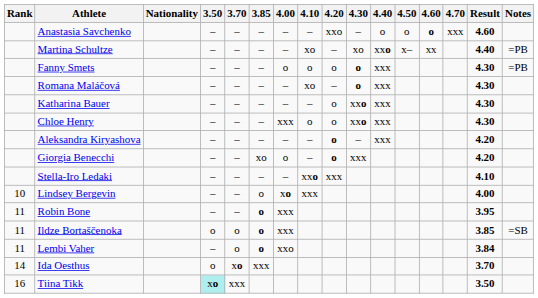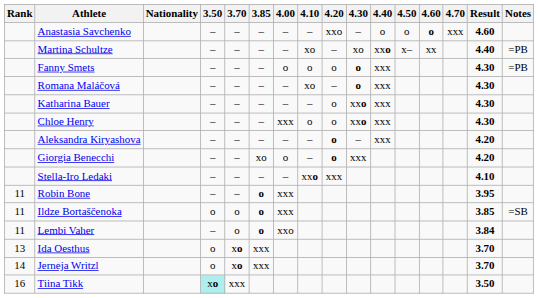- row: (77, 194)
(20, 266) 14 -> (20, 248) 13
+ row: (68, 266)
